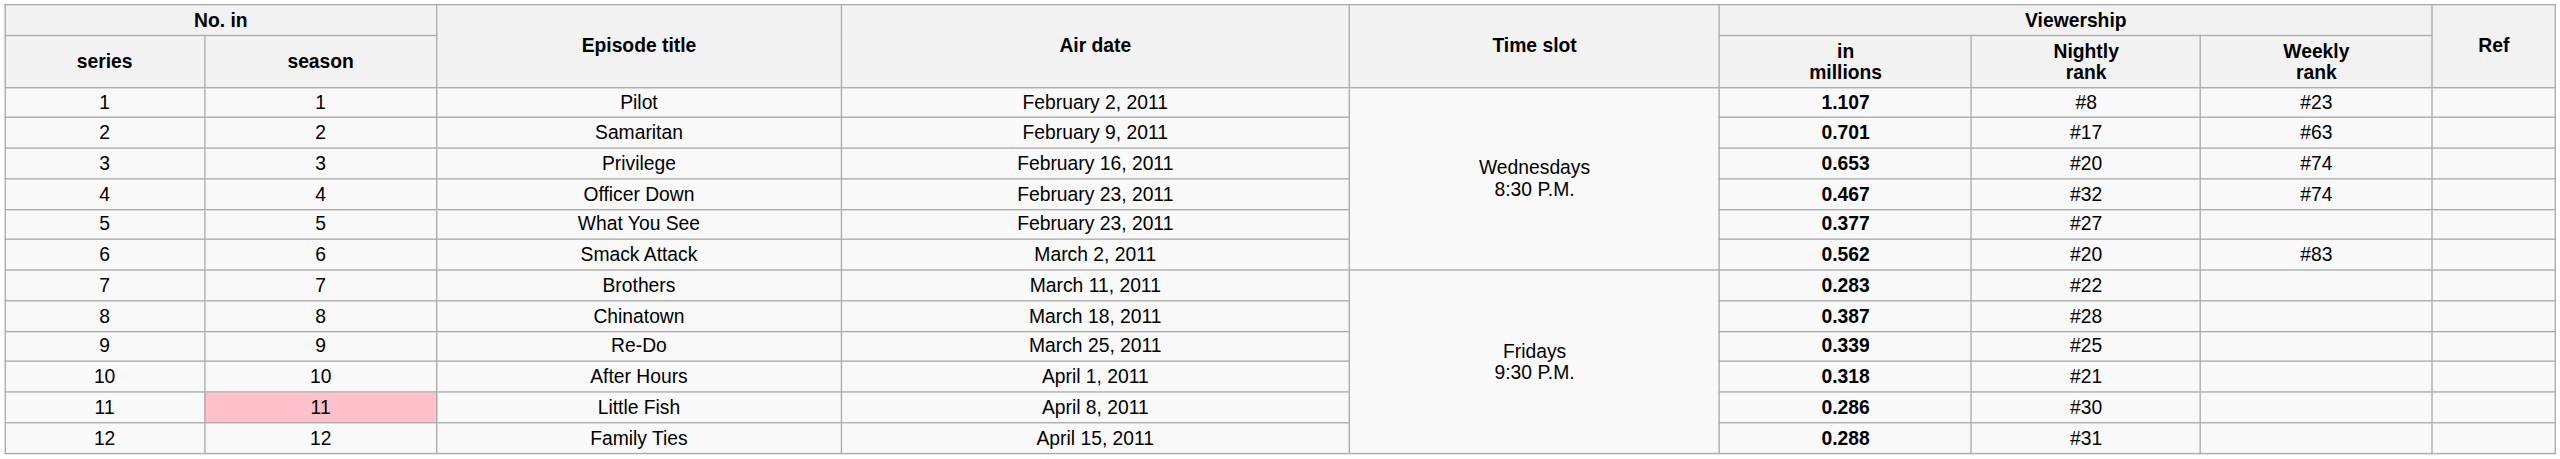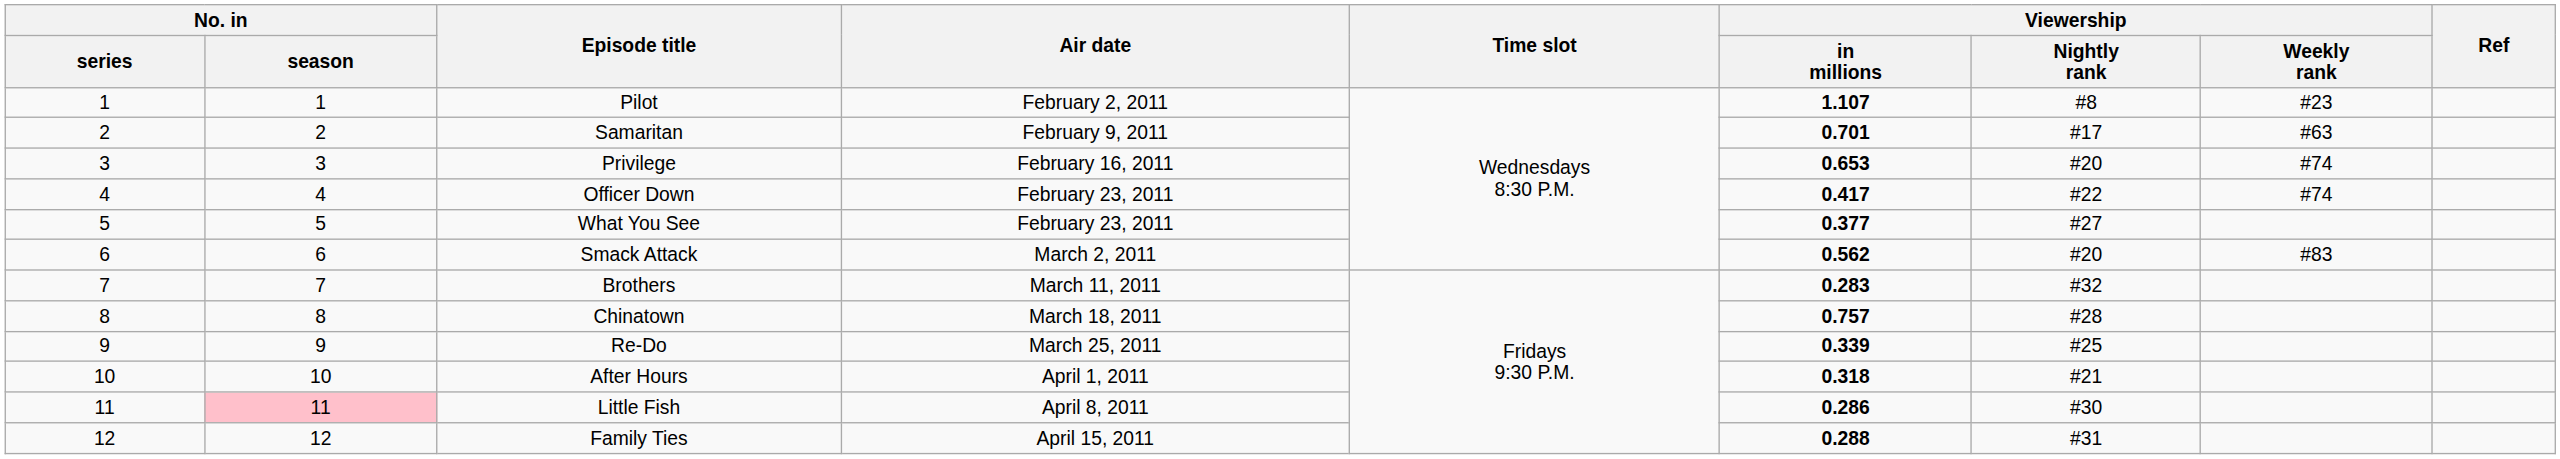(1846, 194) 0.467 -> (1846, 194) 0.417
(2086, 194) #32 -> (2086, 194) #22
(2086, 286) #22 -> (2086, 286) #32
(1846, 316) 0.387 -> (1846, 316) 0.757
